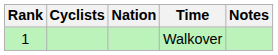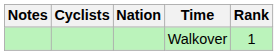columns swapped: (25, 15) <-> (249, 15)
